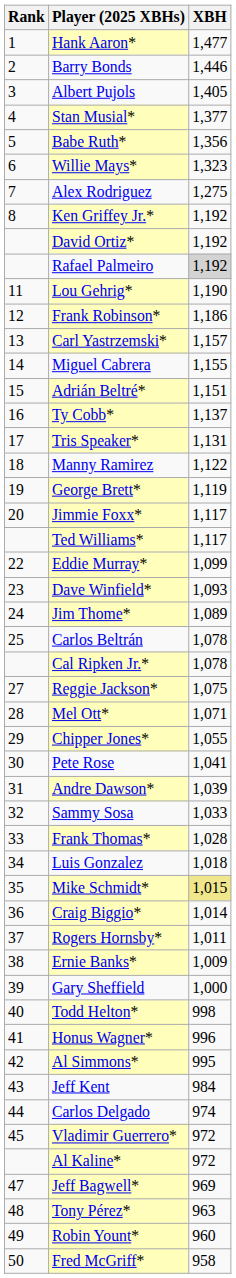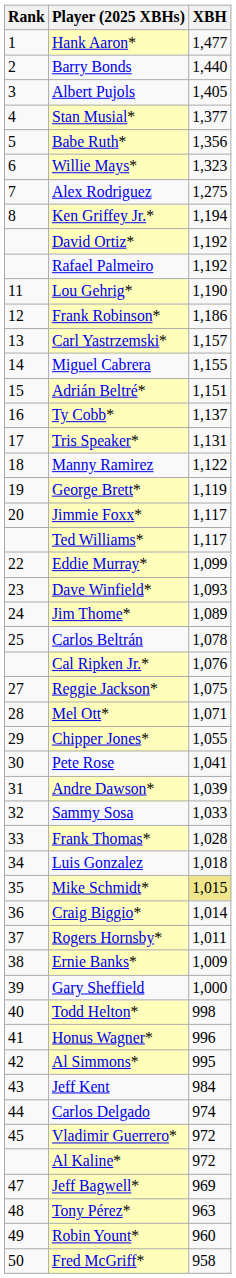(210, 67) 1,446 -> (210, 67) 1,440
(210, 216) 1,192 -> (210, 216) 1,194
(210, 266) lightgrey background -> (210, 266) no background
(210, 664) 1,078 -> (210, 664) 1,076
